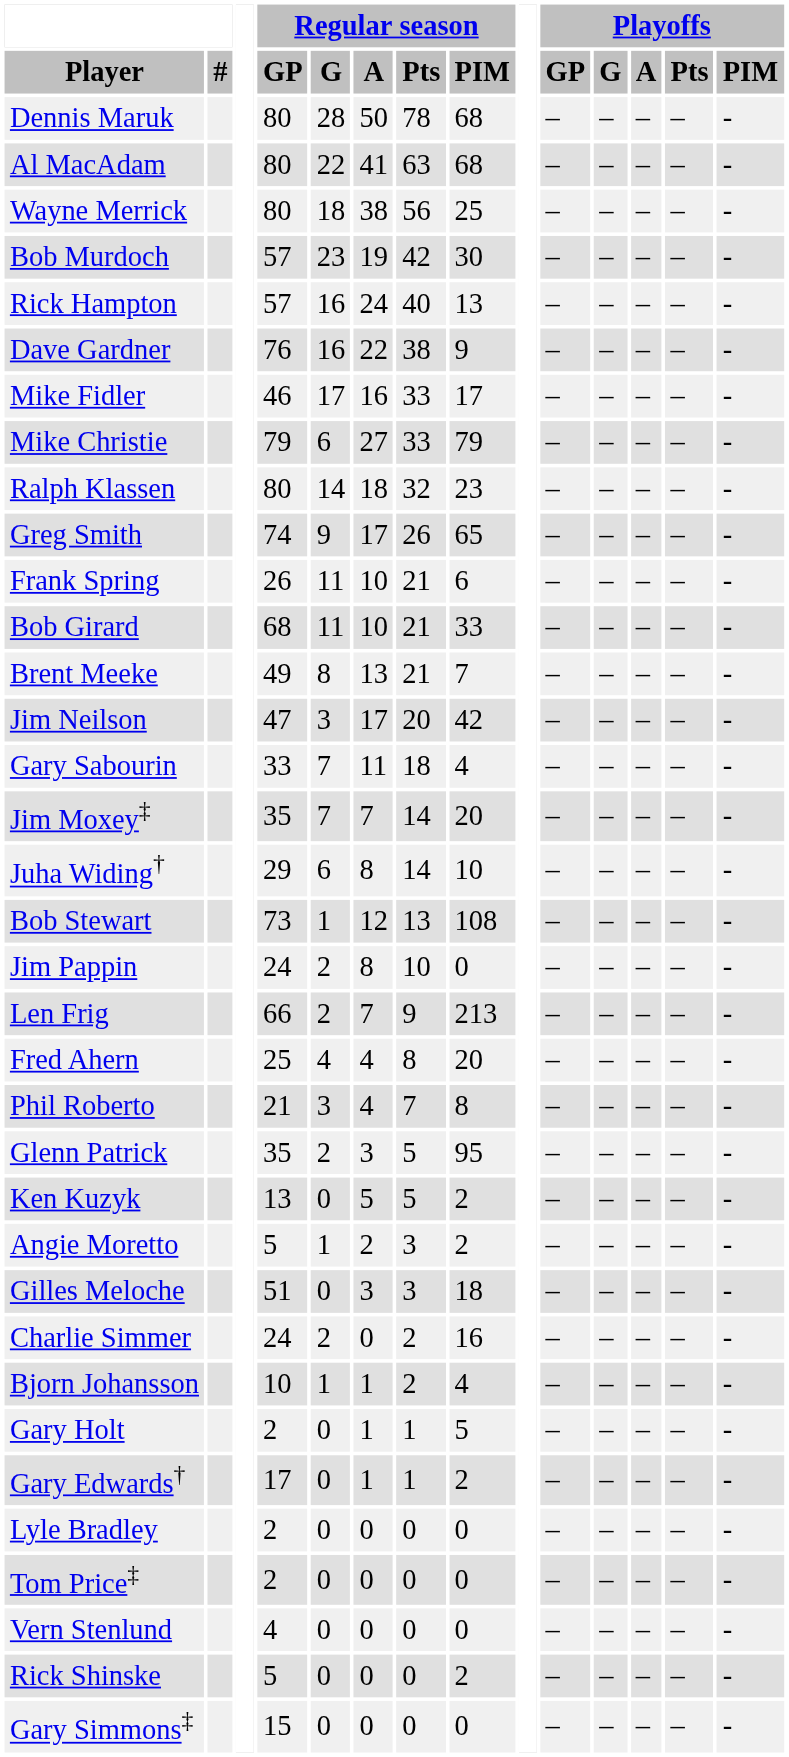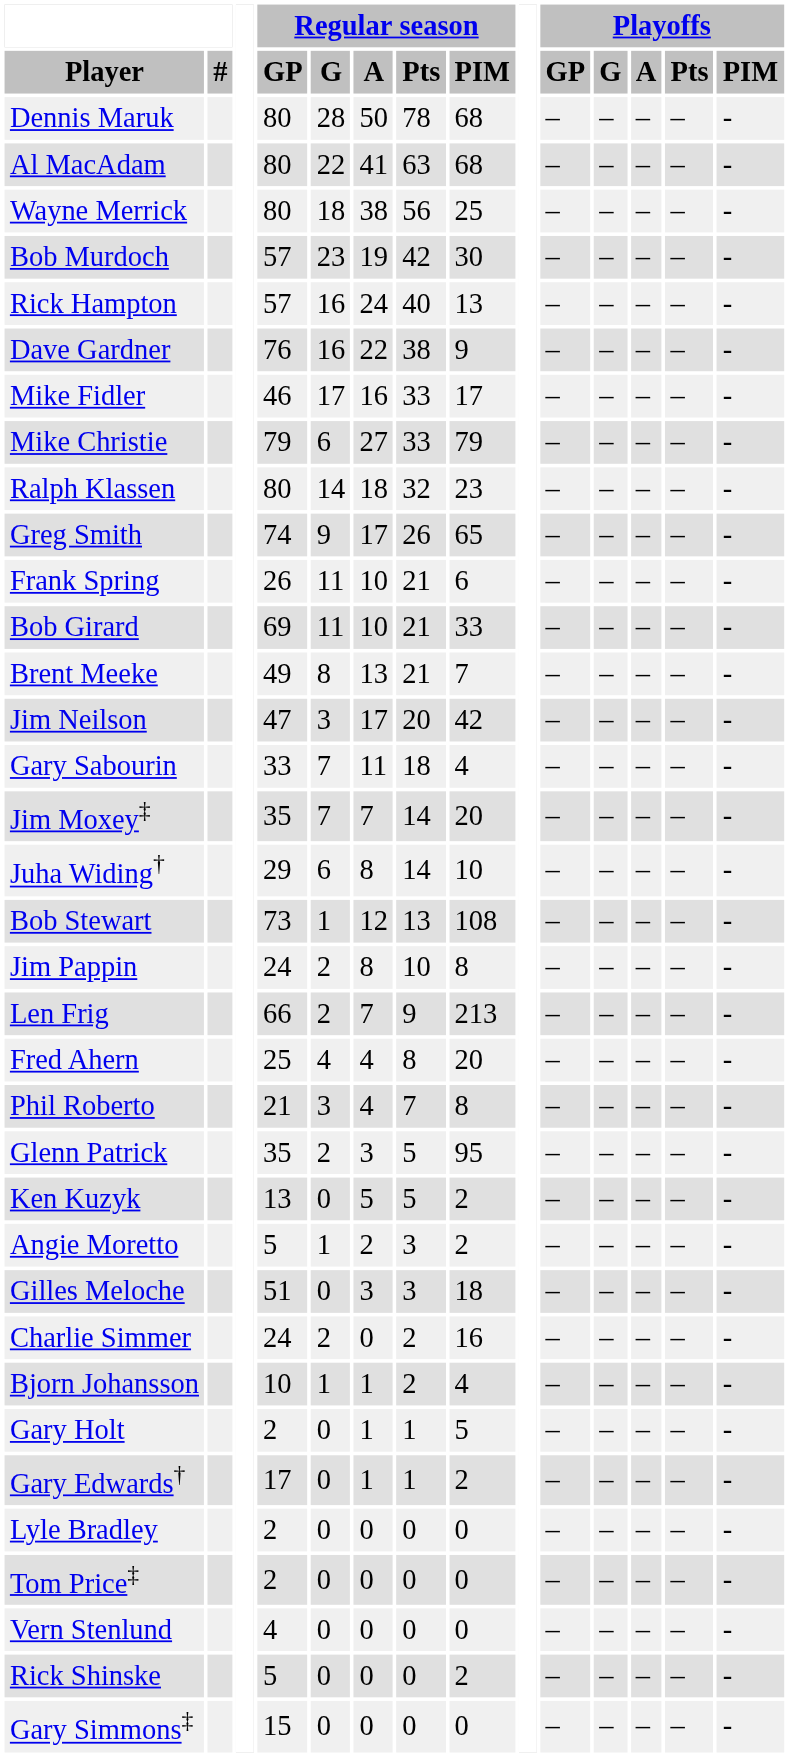(277, 627) 68 -> (277, 627) 69
(462, 966) 0 -> (462, 966) 8
